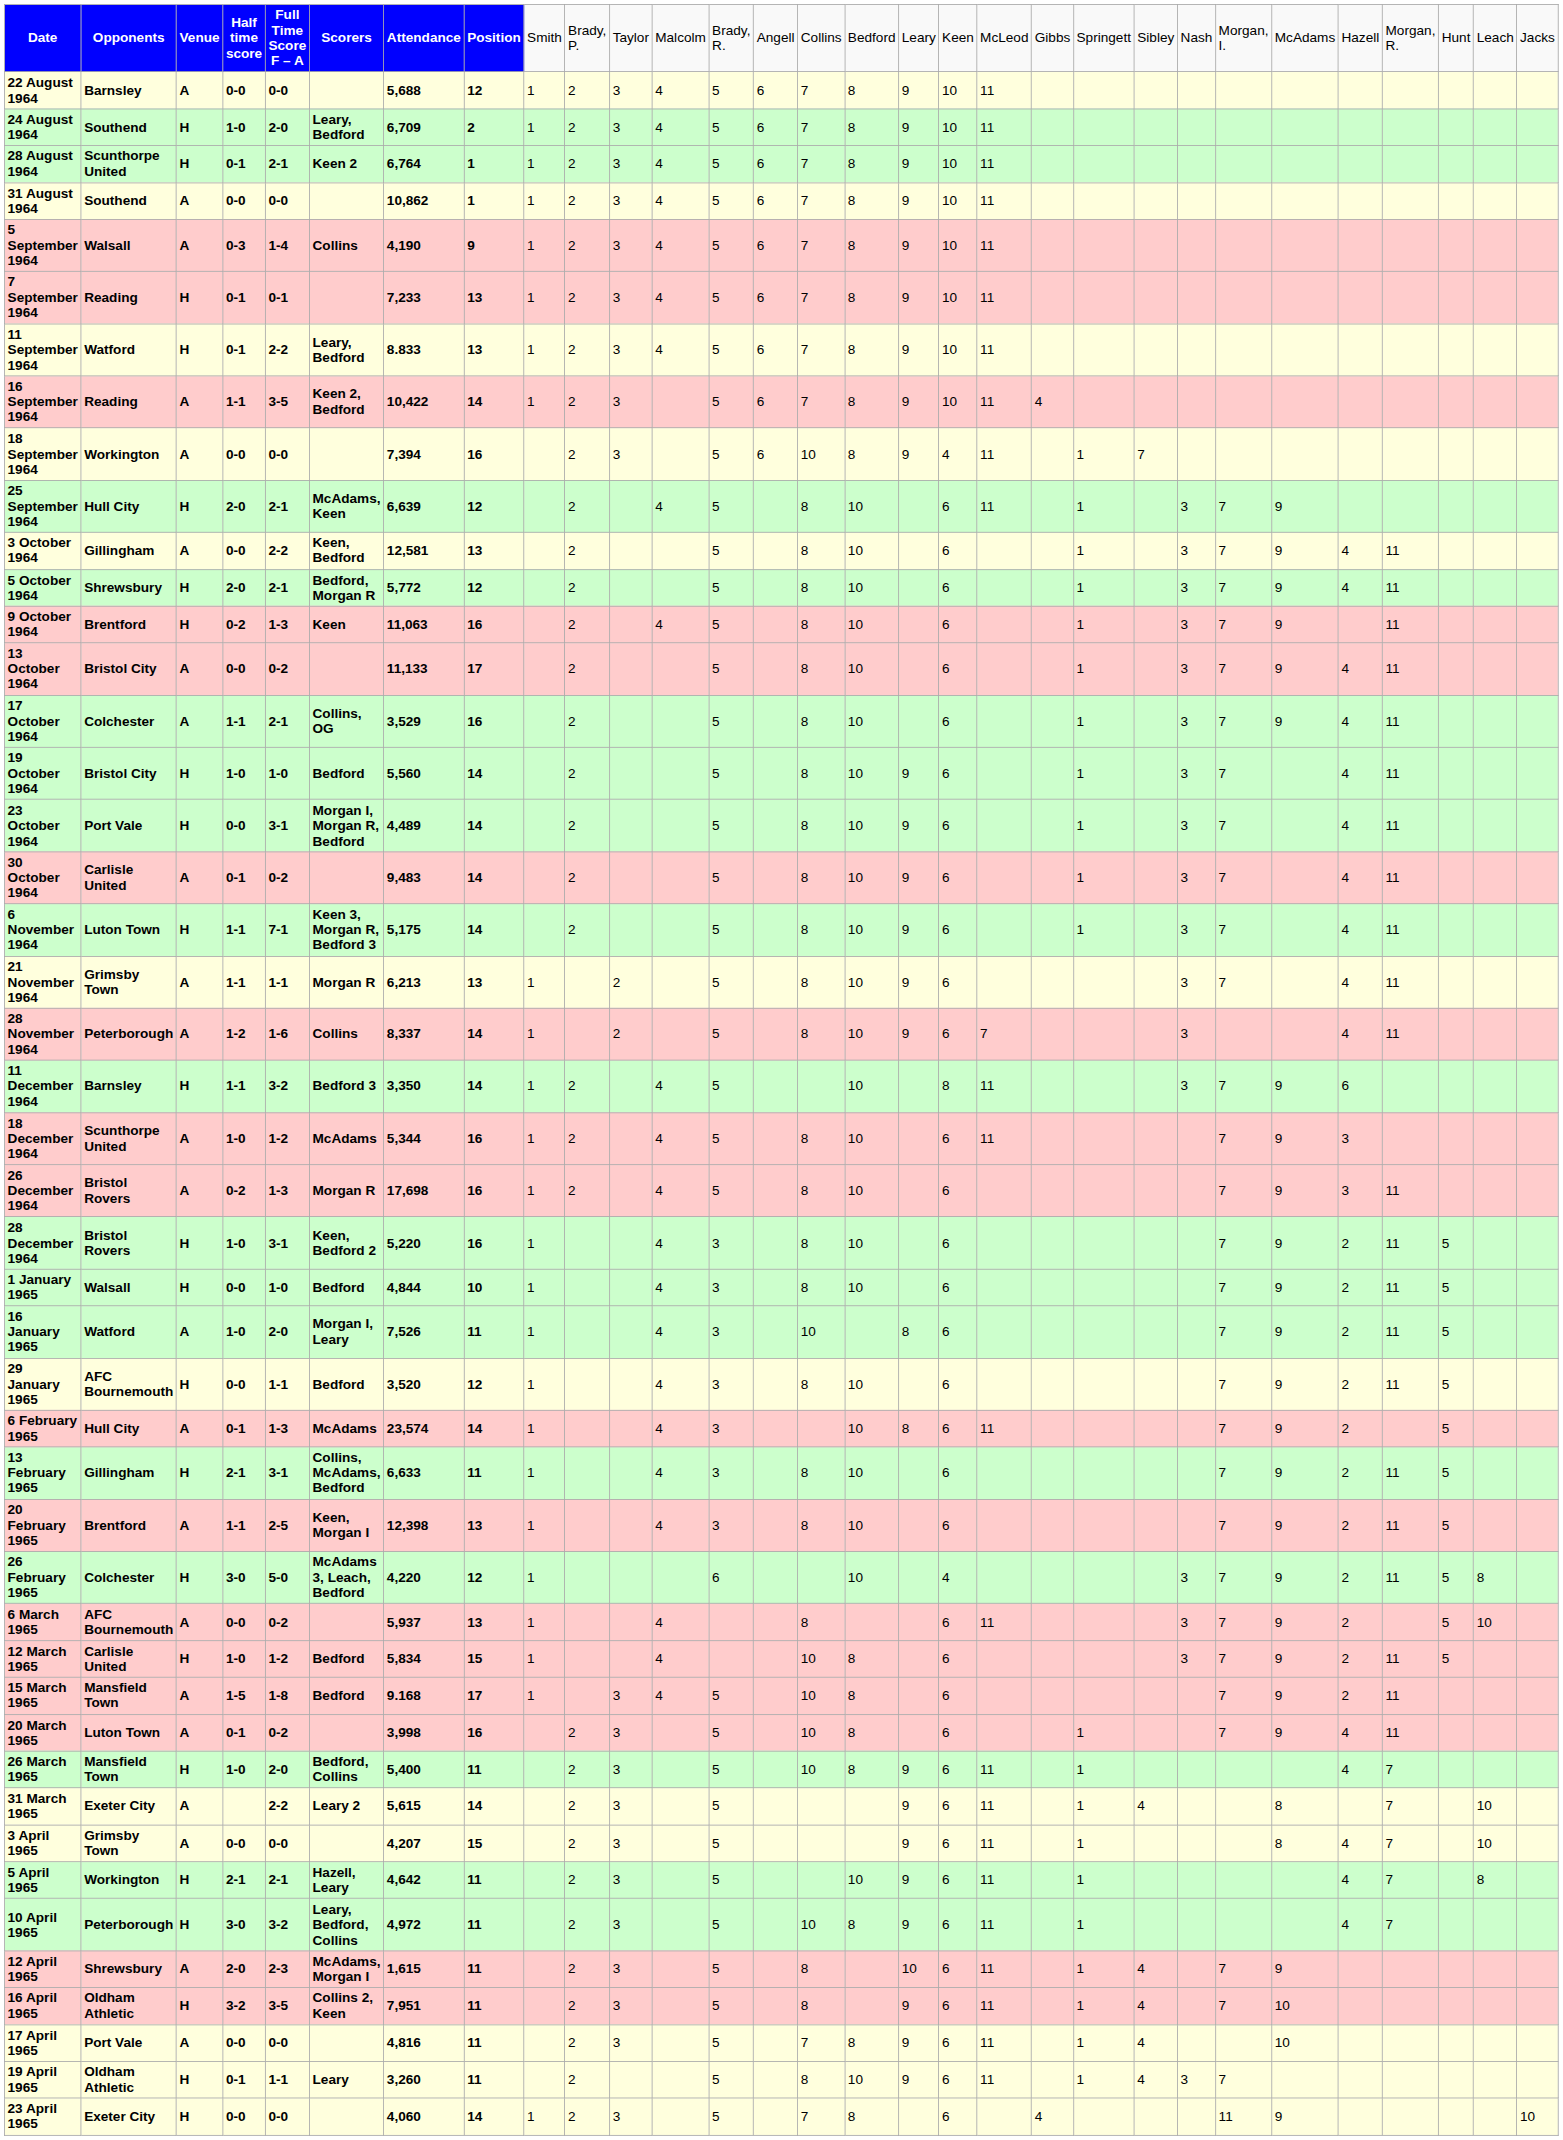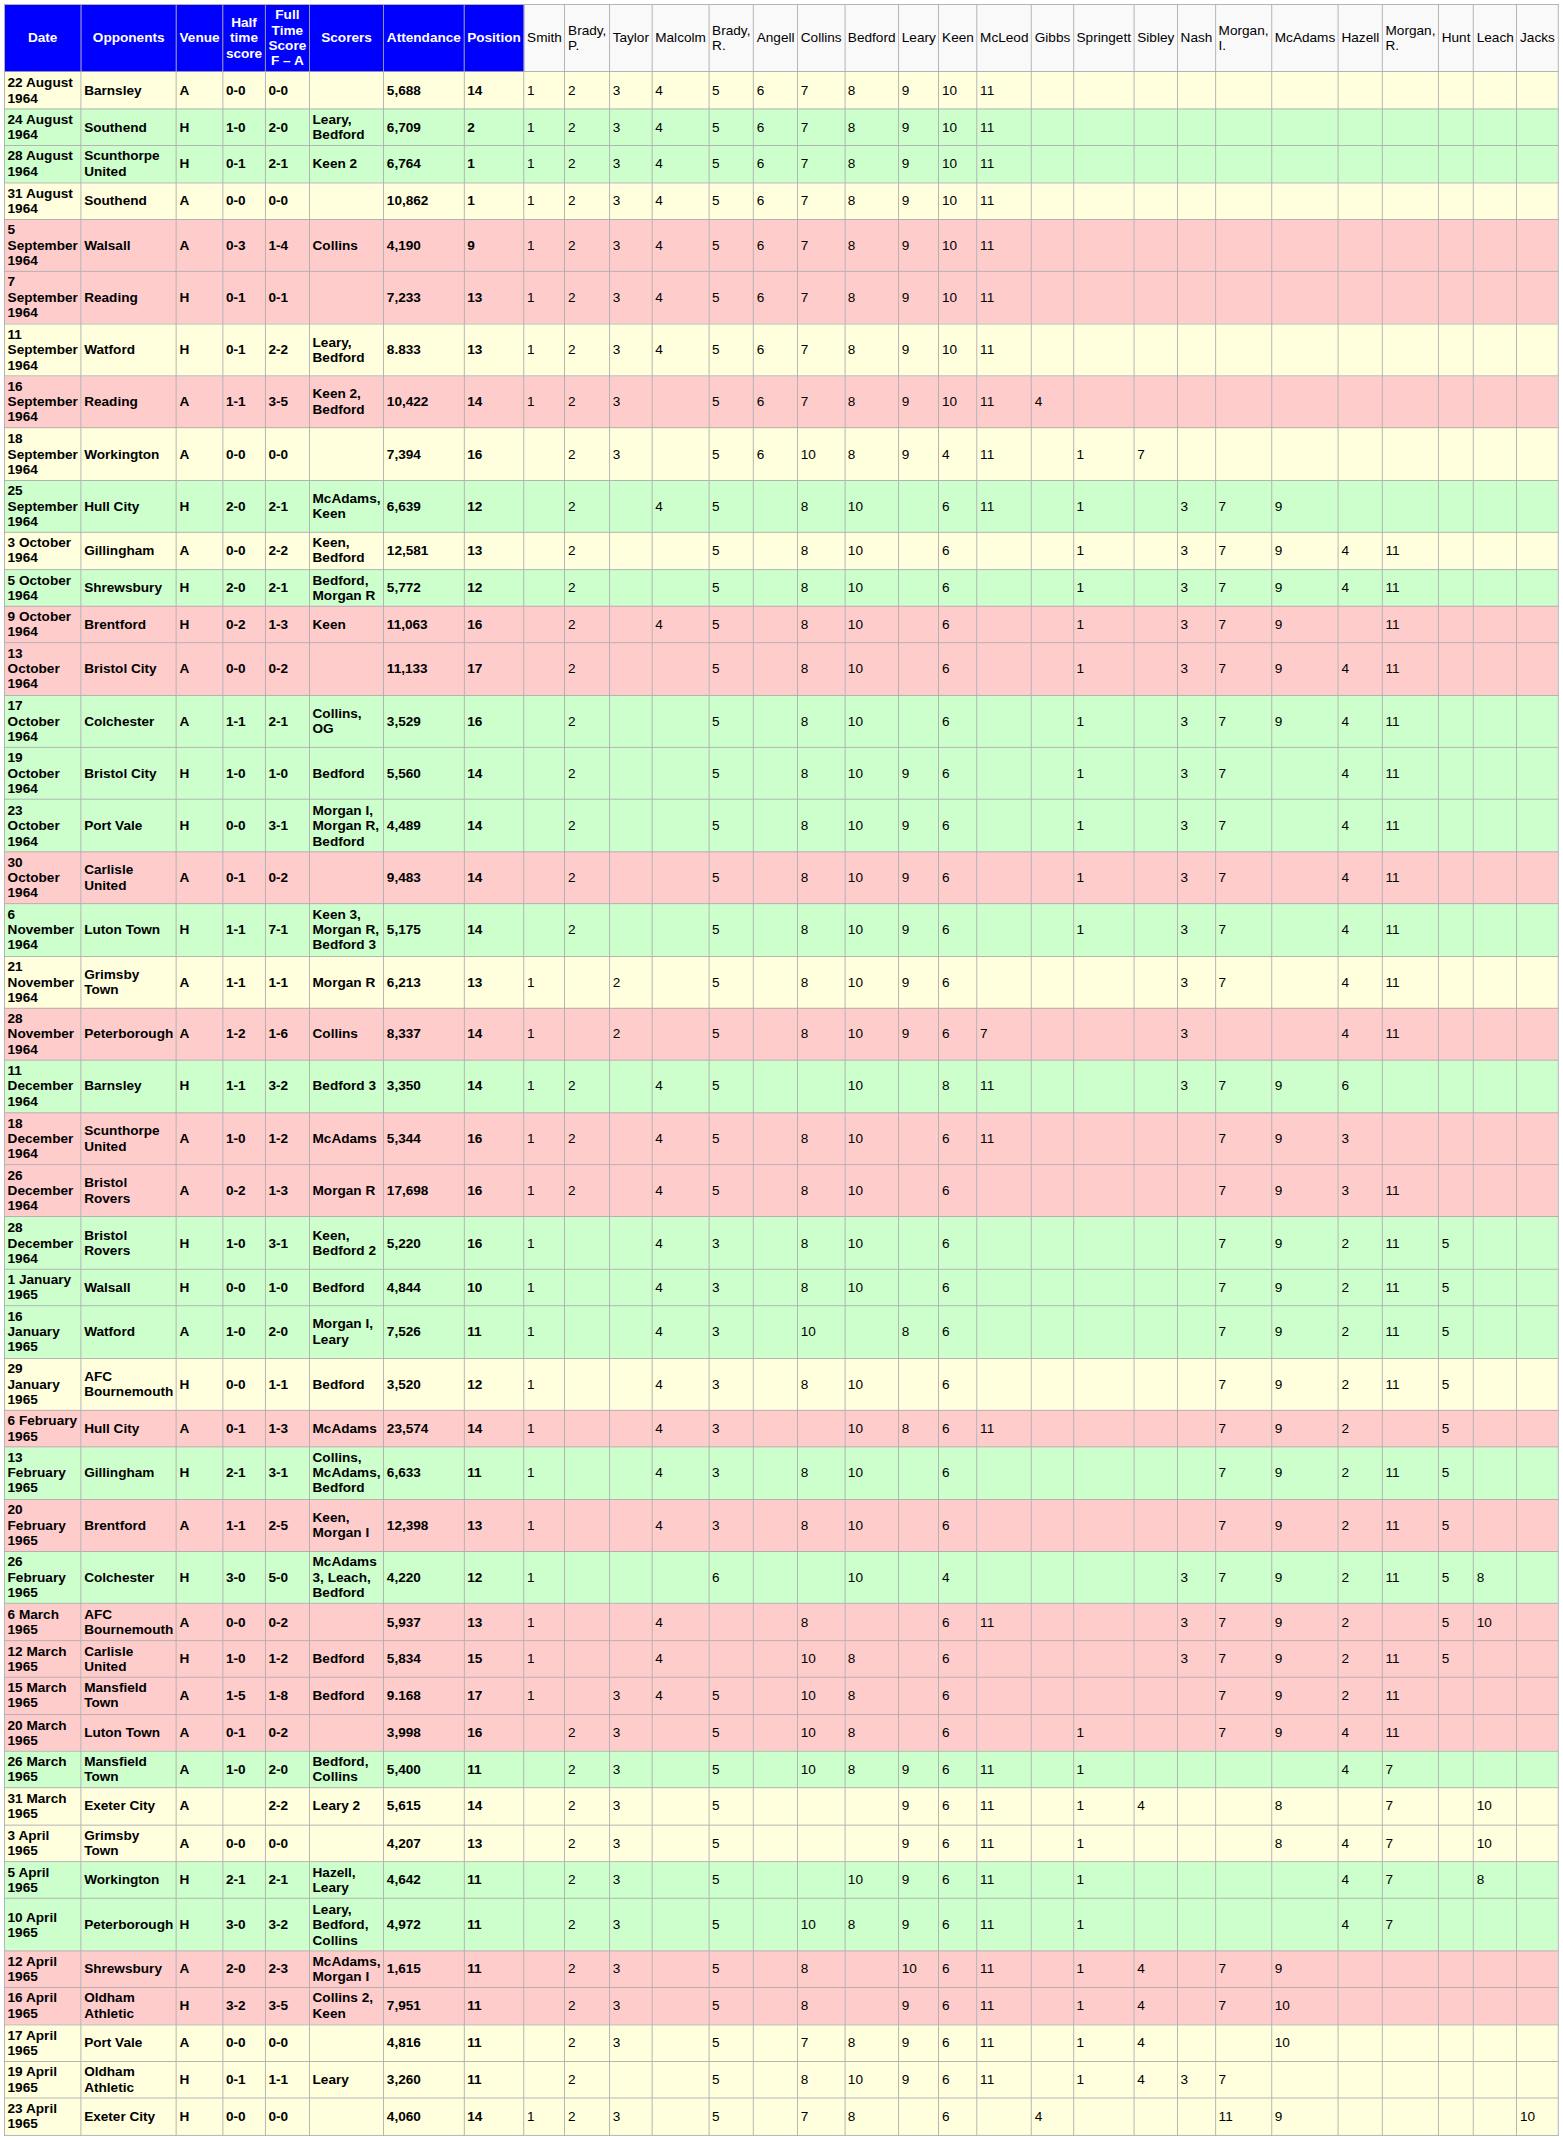(475, 90) 12 -> (475, 90) 14
(184, 1769) H -> (184, 1769) A
(475, 1843) 15 -> (475, 1843) 13
